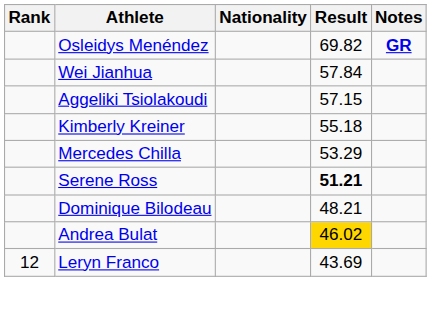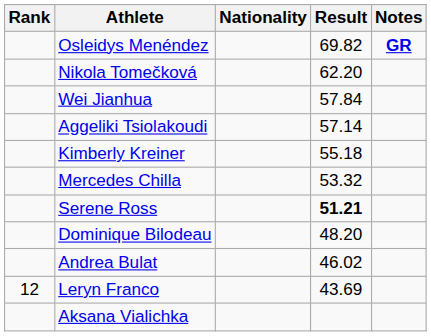+ row: (128, 72)
(341, 99) 57.15 -> (341, 126) 57.14
(341, 153) 53.29 -> (341, 180) 53.32
(341, 208) 48.21 -> (341, 235) 48.20
(341, 235) gold background -> (341, 262) no background
+ row: (123, 316)
